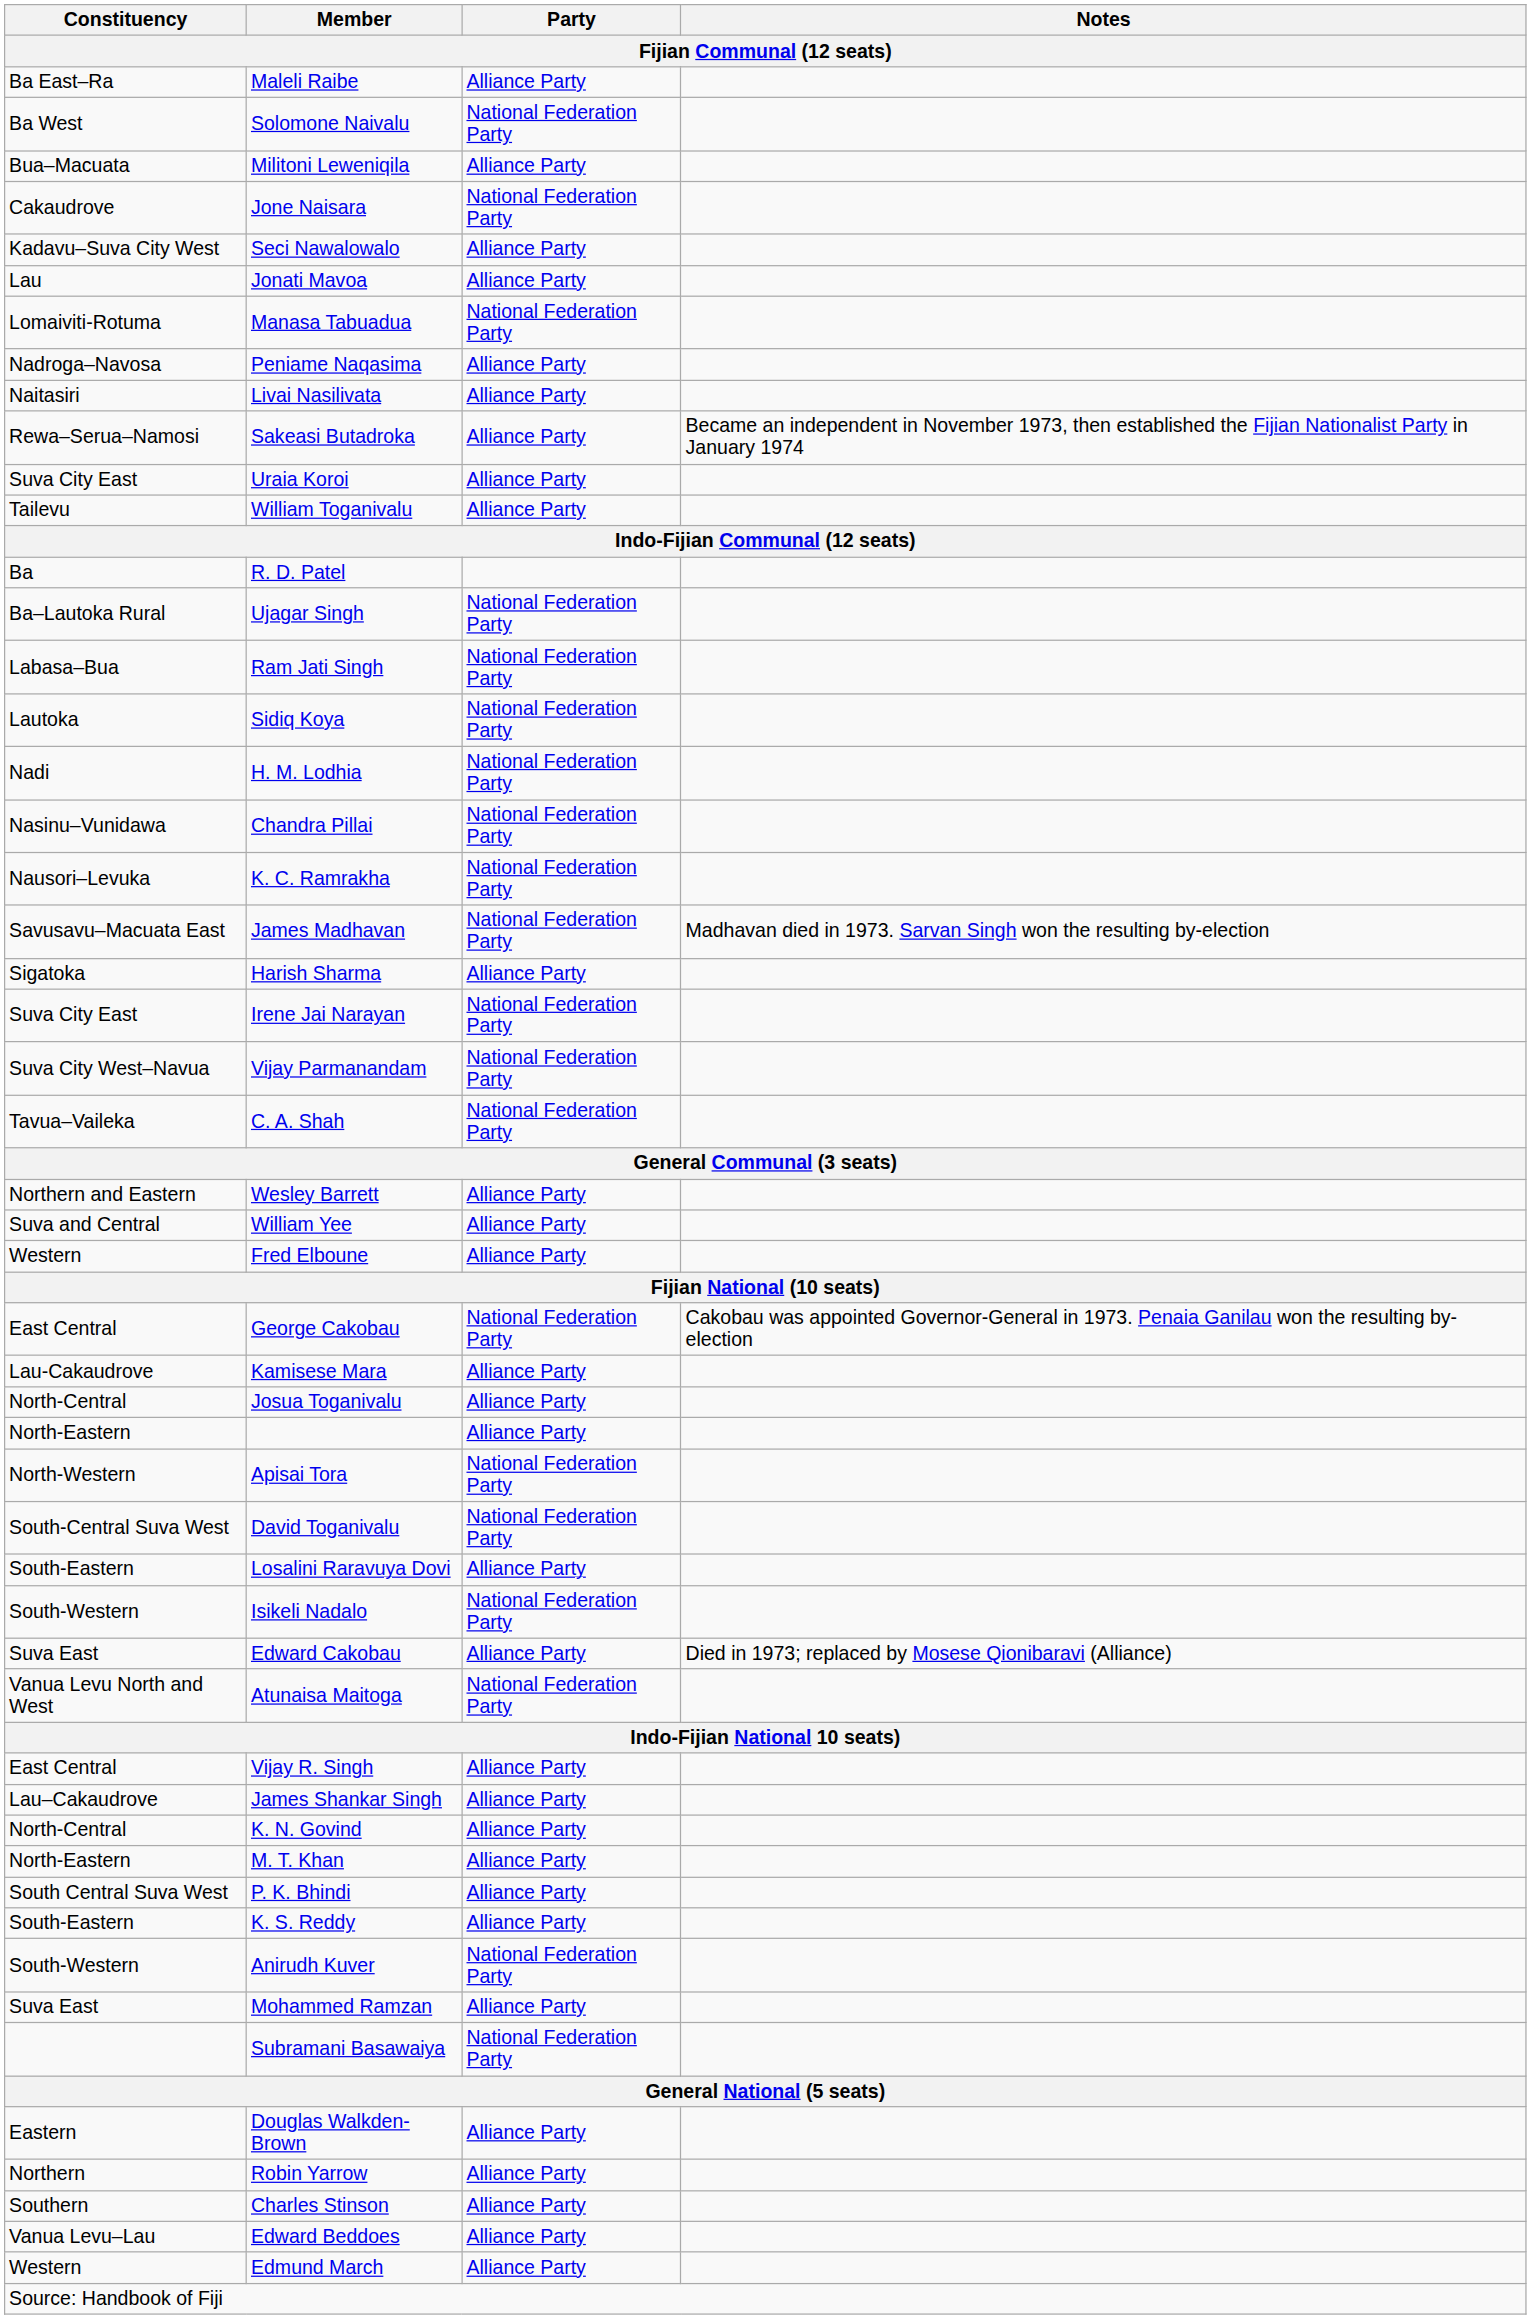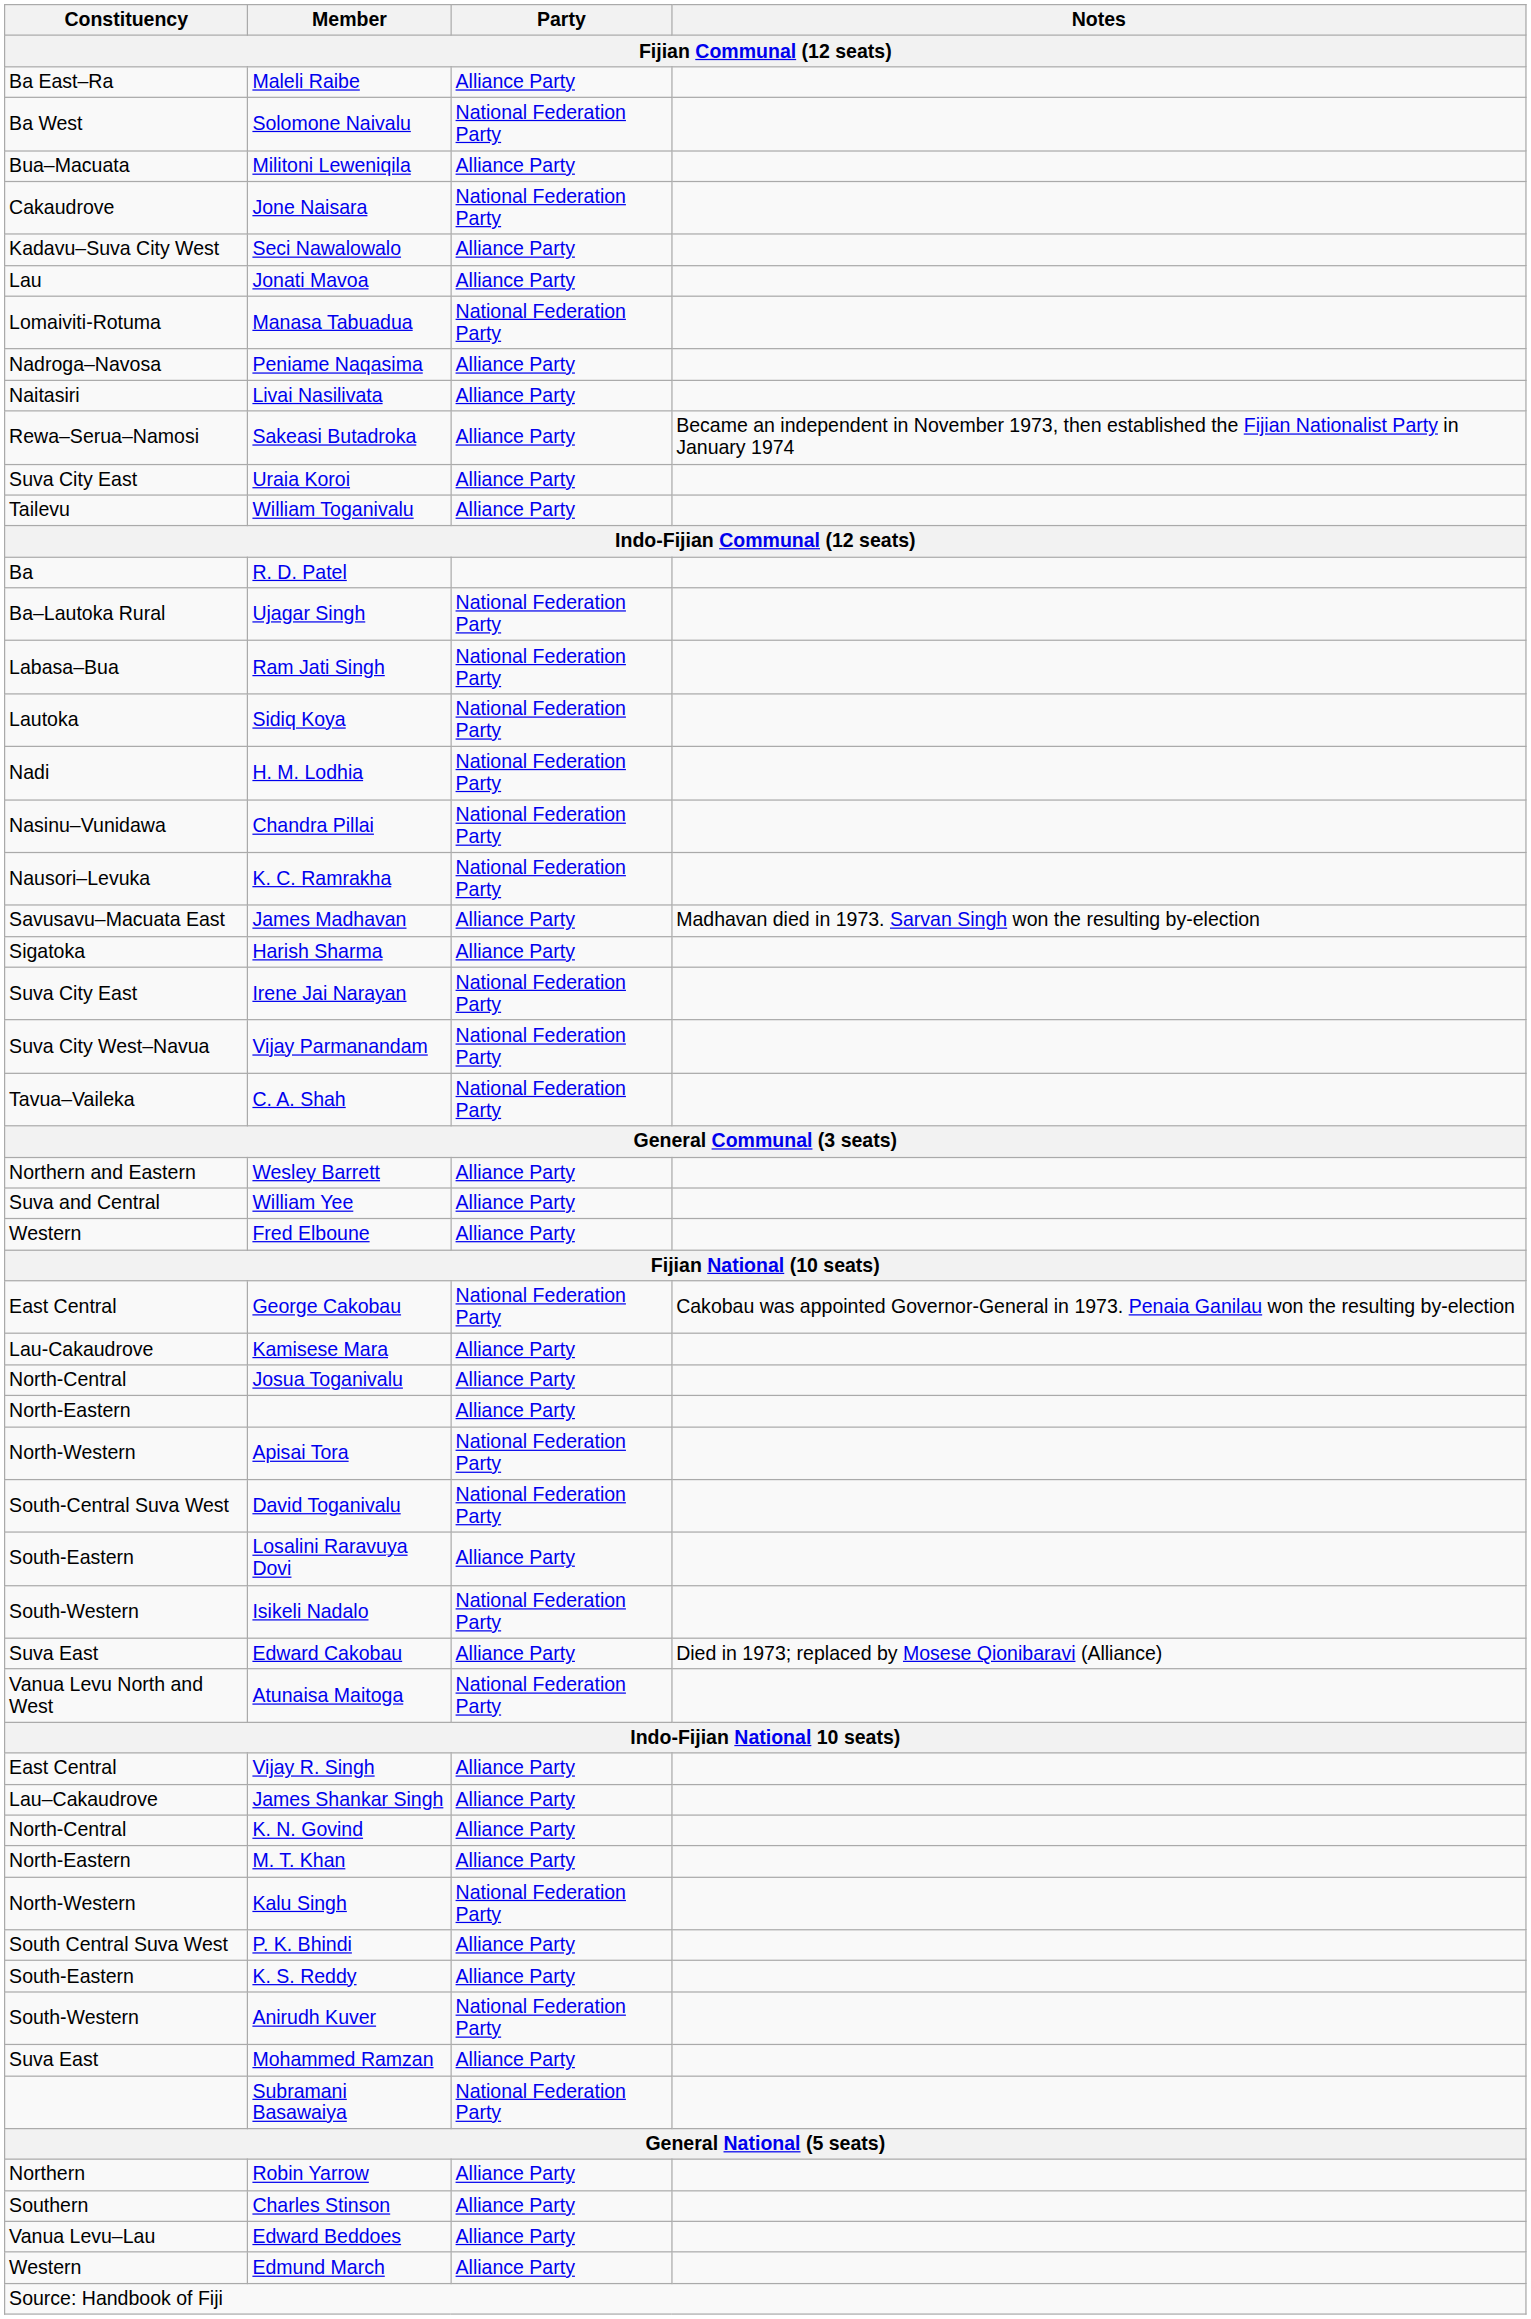(552, 931) National Federation Party -> (515, 920) Alliance Party
+ row: (300, 1903)
- row: (330, 2132)
